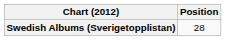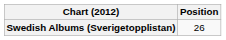(199, 27) 28 -> (199, 27) 26
